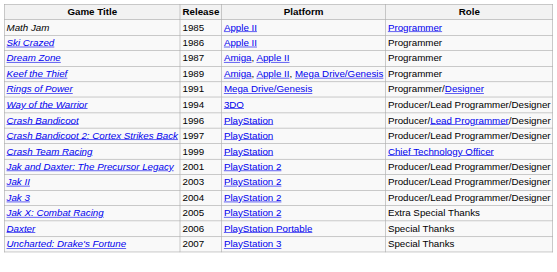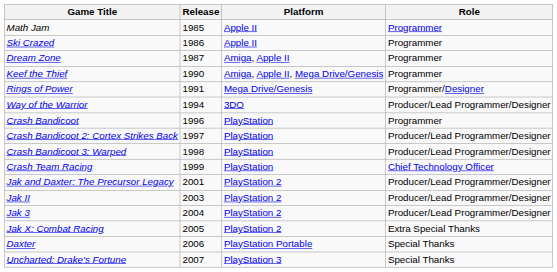(193, 74) 1989 -> (193, 74) 1990
(469, 120) Producer/Lead Programmer/Designer -> (415, 120) Programmer
+ row: (66, 151)
